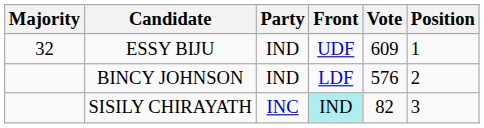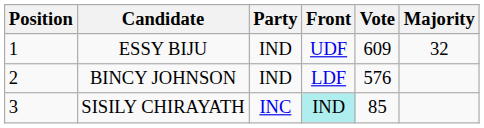columns swapped: (443, 19) <-> (44, 19)
(385, 107) 82 -> (377, 107) 85
